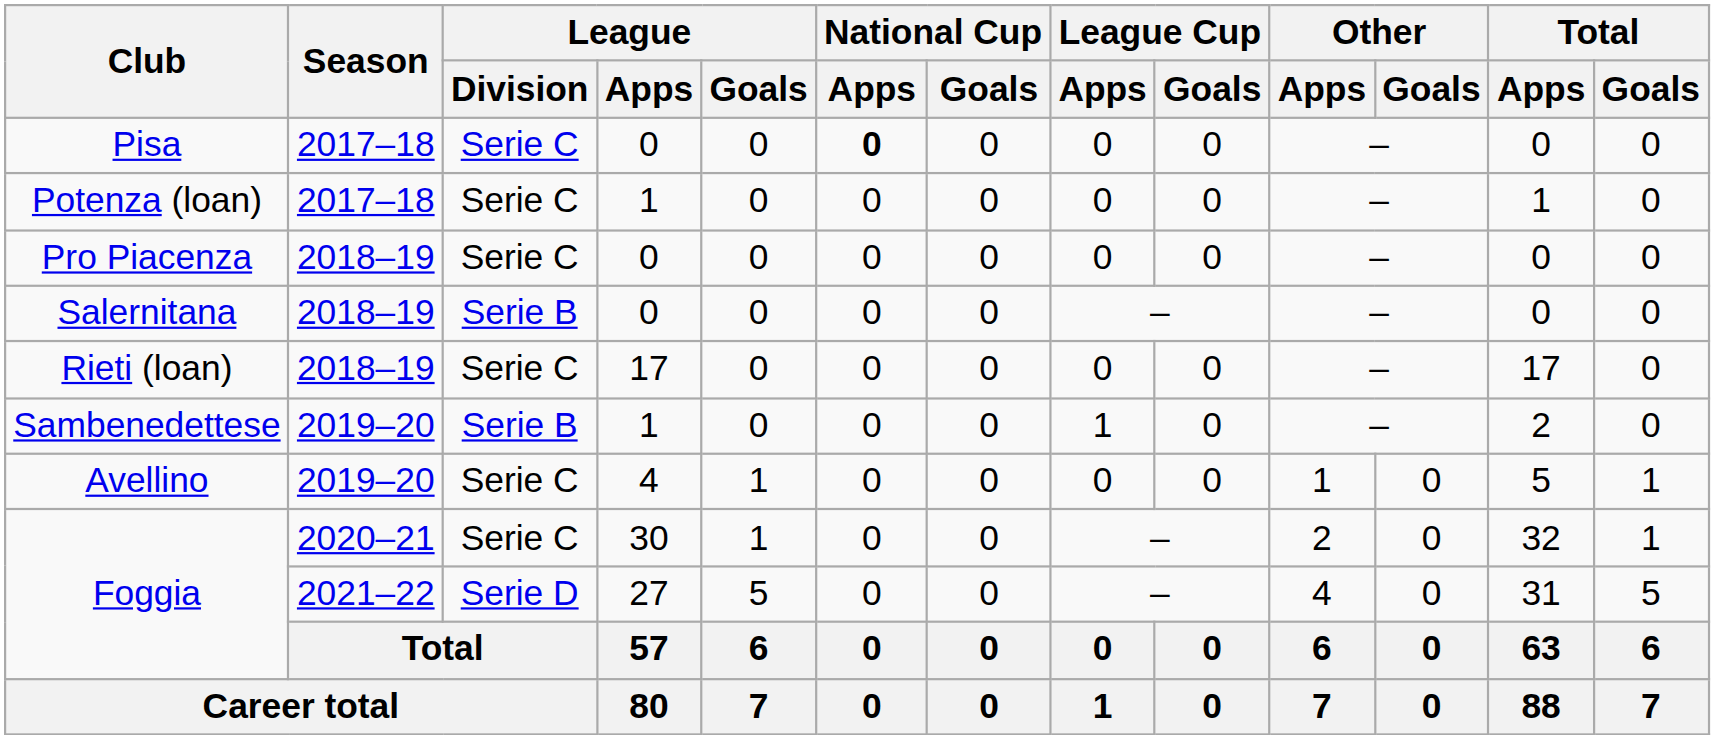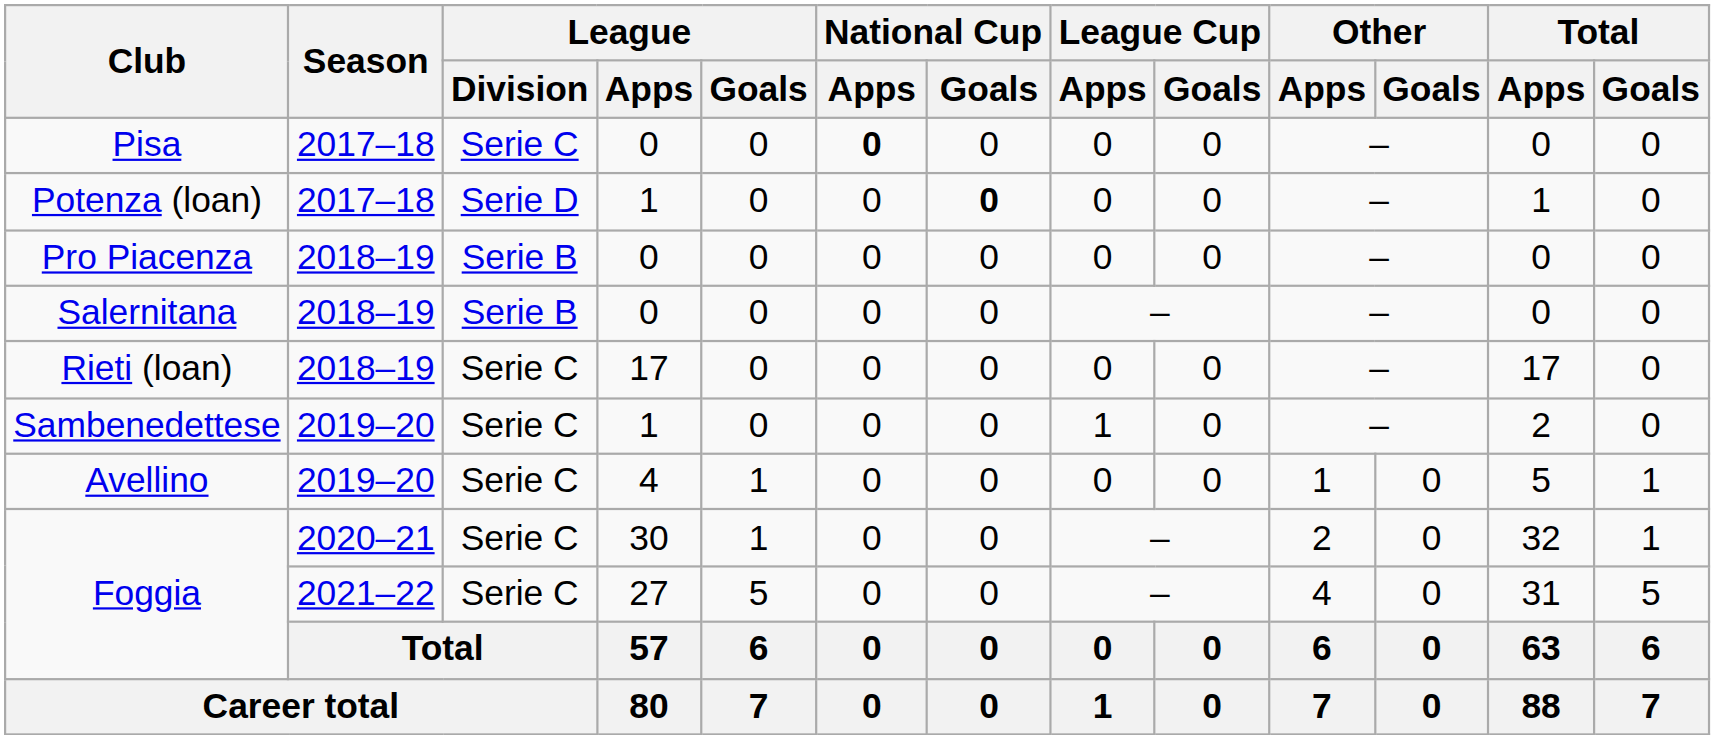(520, 200) Serie C -> (520, 200) Serie D
(989, 200) normal -> (989, 200) bold
(520, 256) Serie C -> (520, 256) Serie B
(520, 425) Serie B -> (520, 425) Serie C
(520, 593) Serie D -> (520, 593) Serie C
